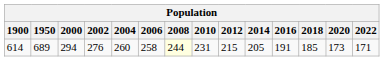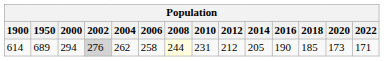(95, 47) no background -> (95, 47) lightgrey background
(122, 47) 260 -> (122, 47) 262
(229, 47) 215 -> (229, 47) 212
(283, 47) 191 -> (283, 47) 190
